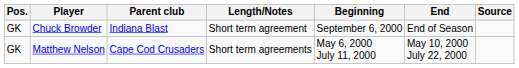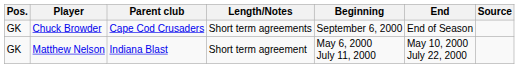(139, 28) Indiana Blast -> (157, 28) Cape Cod Crusaders
(258, 28) Short term agreement -> (260, 28) Short term agreements
(157, 50) Cape Cod Crusaders -> (139, 50) Indiana Blast
(260, 50) Short term agreements -> (258, 50) Short term agreement
